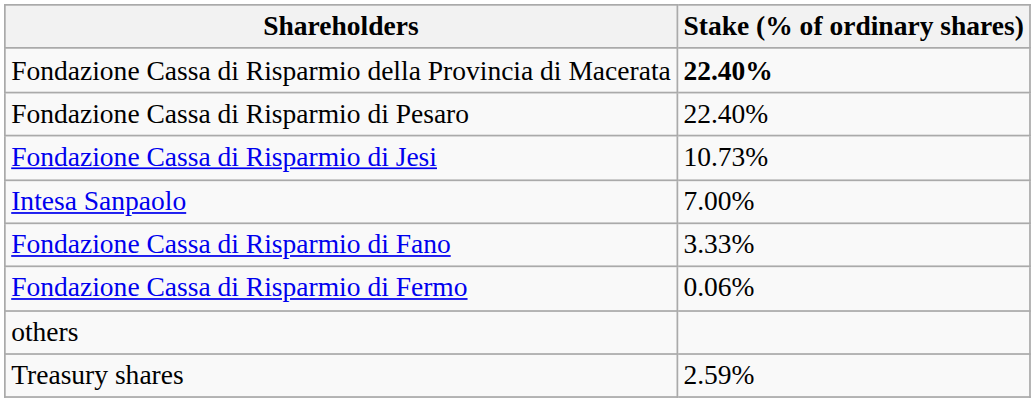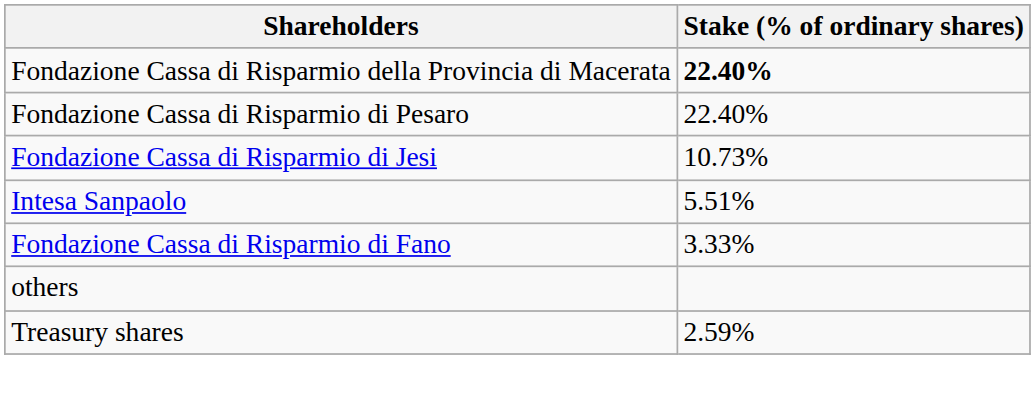(719, 200) 7.00% -> (719, 200) 5.51%
- row: (239, 288)
